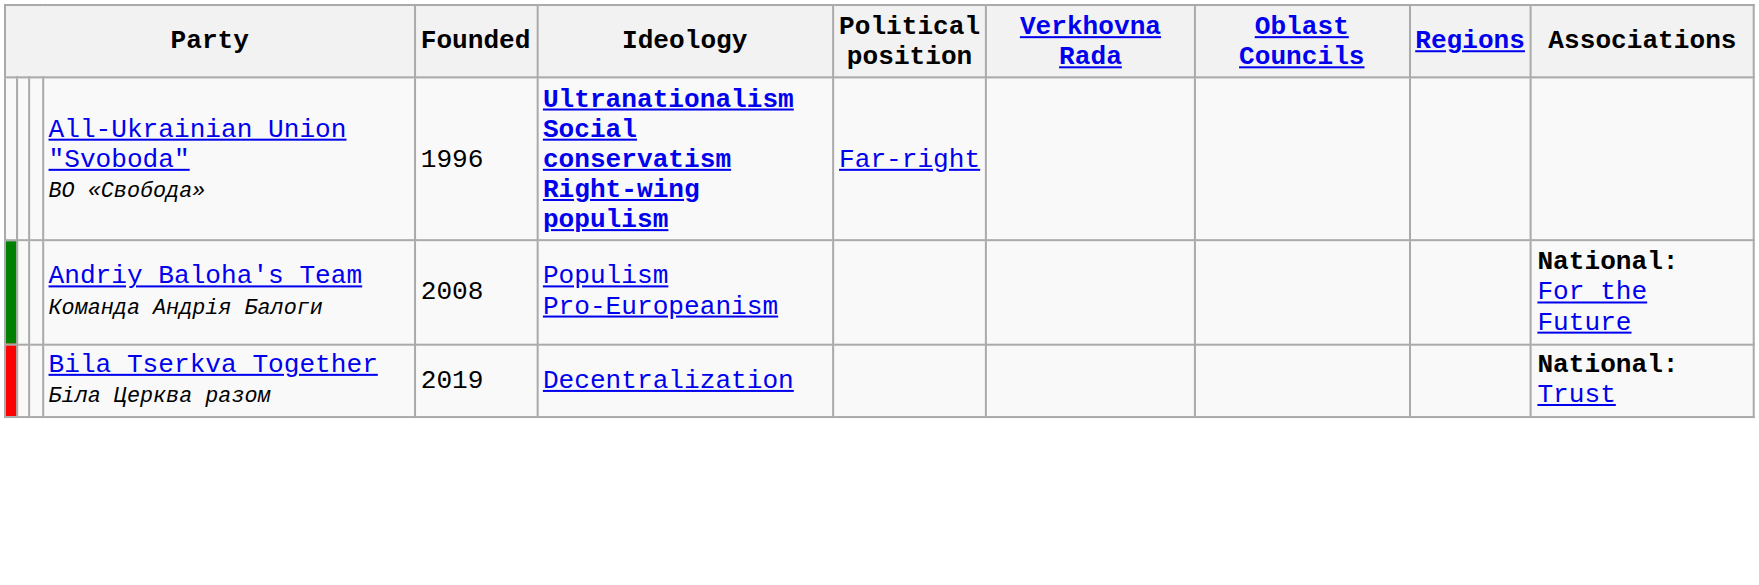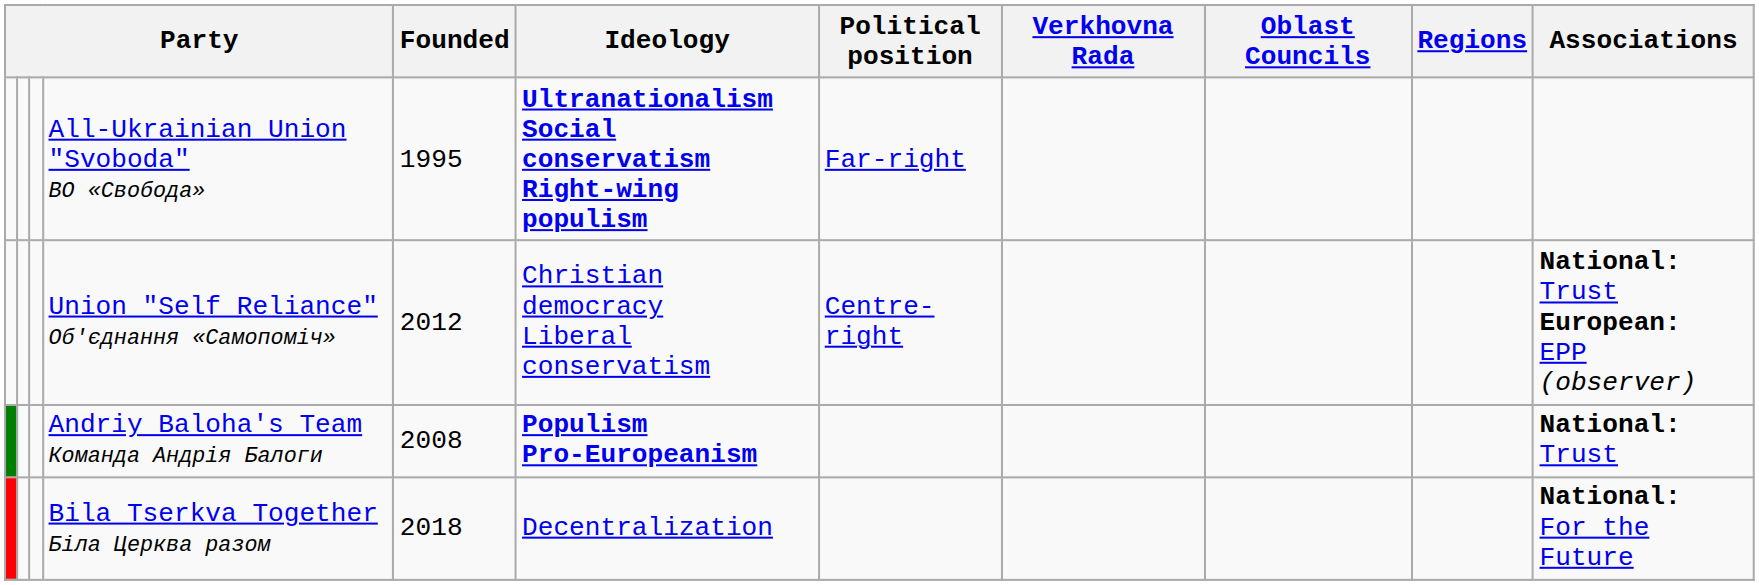(452, 159) 1996 -> (431, 159) 1995
+ row: (213, 322)
(661, 292) normal -> (640, 440) bold
(1608, 292) National: For the Future -> (1610, 440) National: Trust
(452, 380) 2019 -> (431, 528) 2018
(1608, 380) National: Trust -> (1610, 528) National: For the Future
